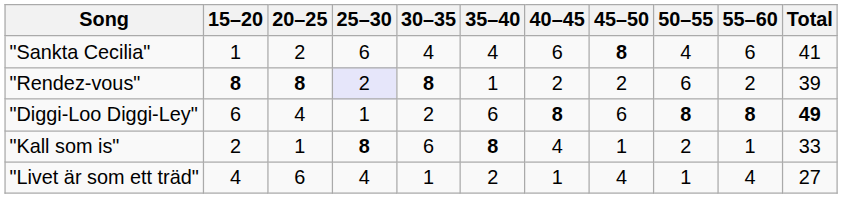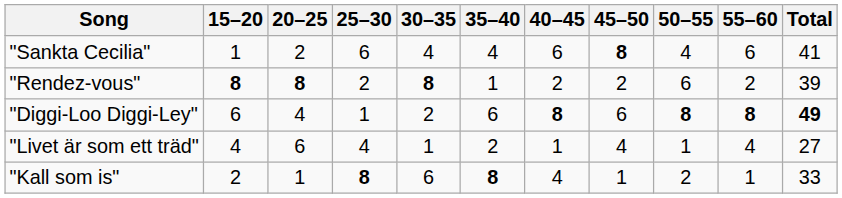(364, 83) lavender background -> (364, 83) no background
rows swapped: (64, 146) <-> (104, 177)
